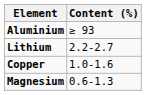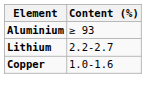- row: (35, 82)
